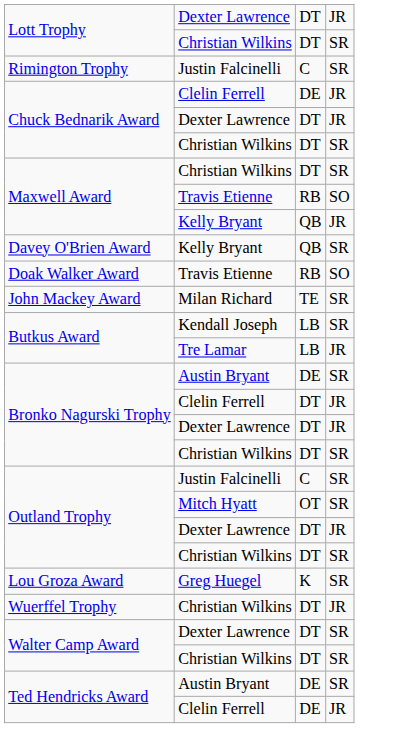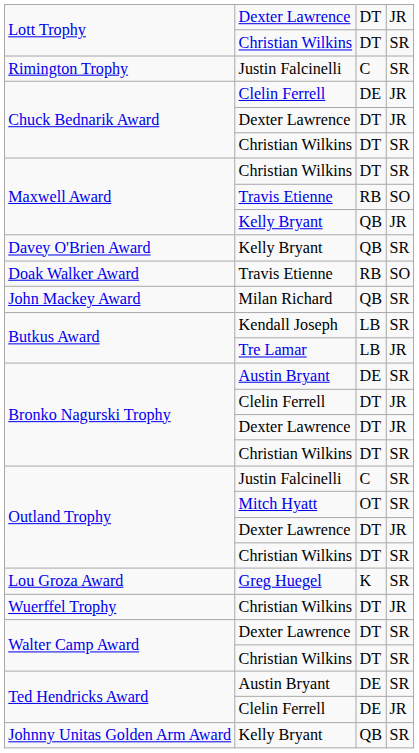(309, 299) TE -> (371, 299) QB
+ row: (120, 734)
